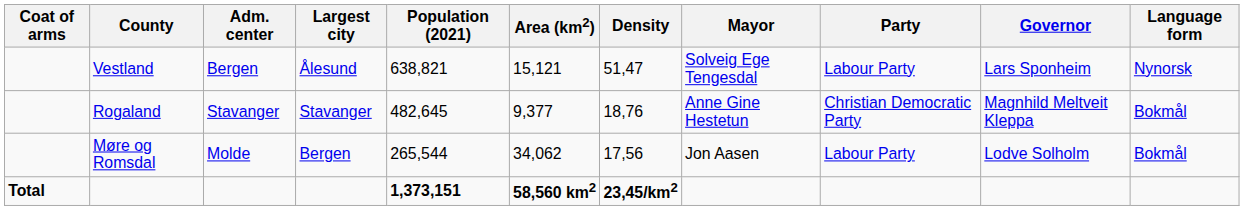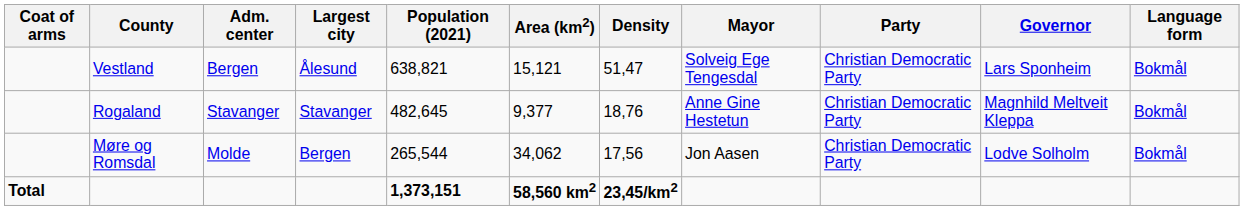(870, 68) Labour Party -> (898, 68) Christian Democratic Party
(1163, 68) Nynorsk -> (1160, 68) Bokmål
(870, 154) Labour Party -> (898, 154) Christian Democratic Party
